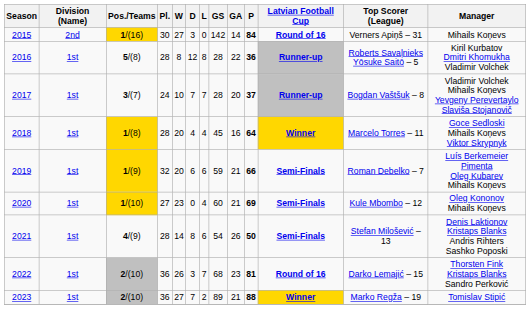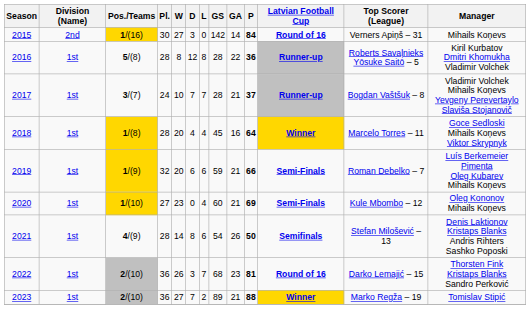(236, 96) 20 -> (236, 96) 21
(301, 237) Semi-Finals -> (301, 237) Semifinals
